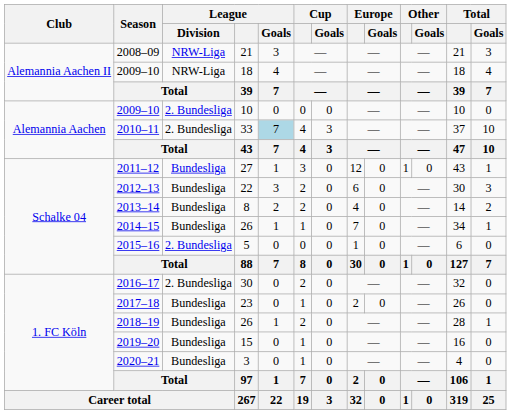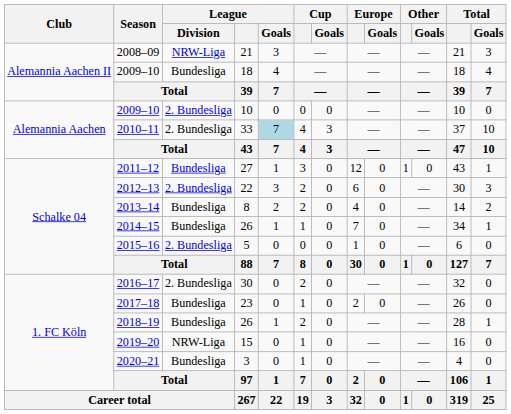(198, 71) NRW-Liga -> (198, 71) Bundesliga
(198, 187) Bundesliga -> (198, 187) 2. Bundesliga
(198, 341) Bundesliga -> (198, 341) NRW-Liga
